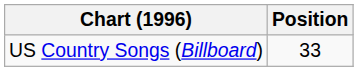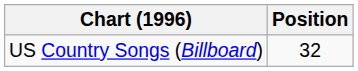(310, 50) 33 -> (310, 50) 32
